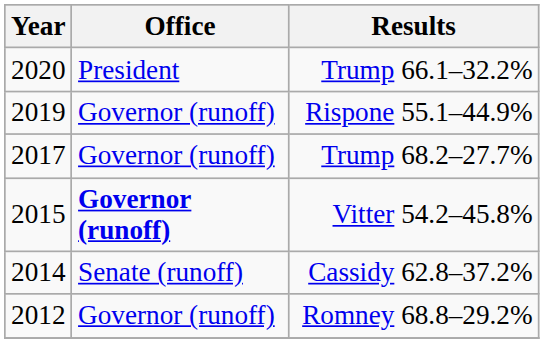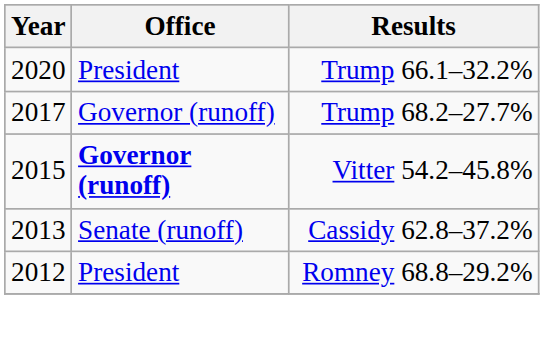- row: (419, 112)
(38, 272) 2014 -> (38, 229) 2013
(176, 315) Governor (runoff) -> (129, 272) President
